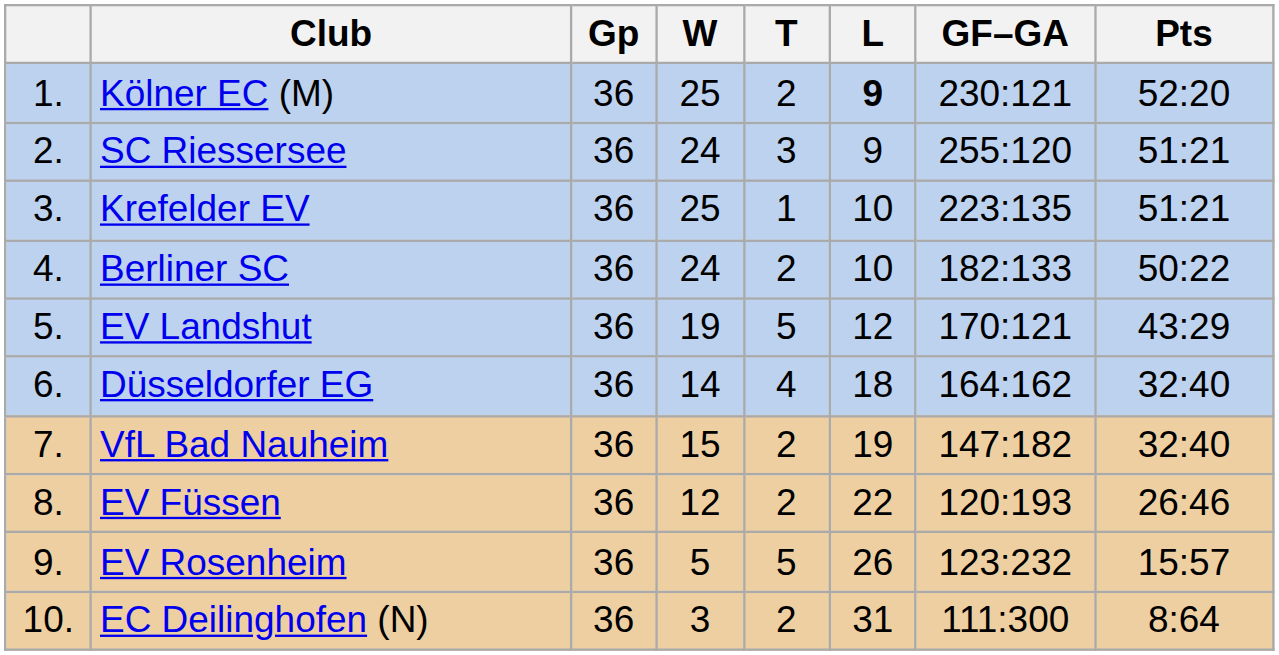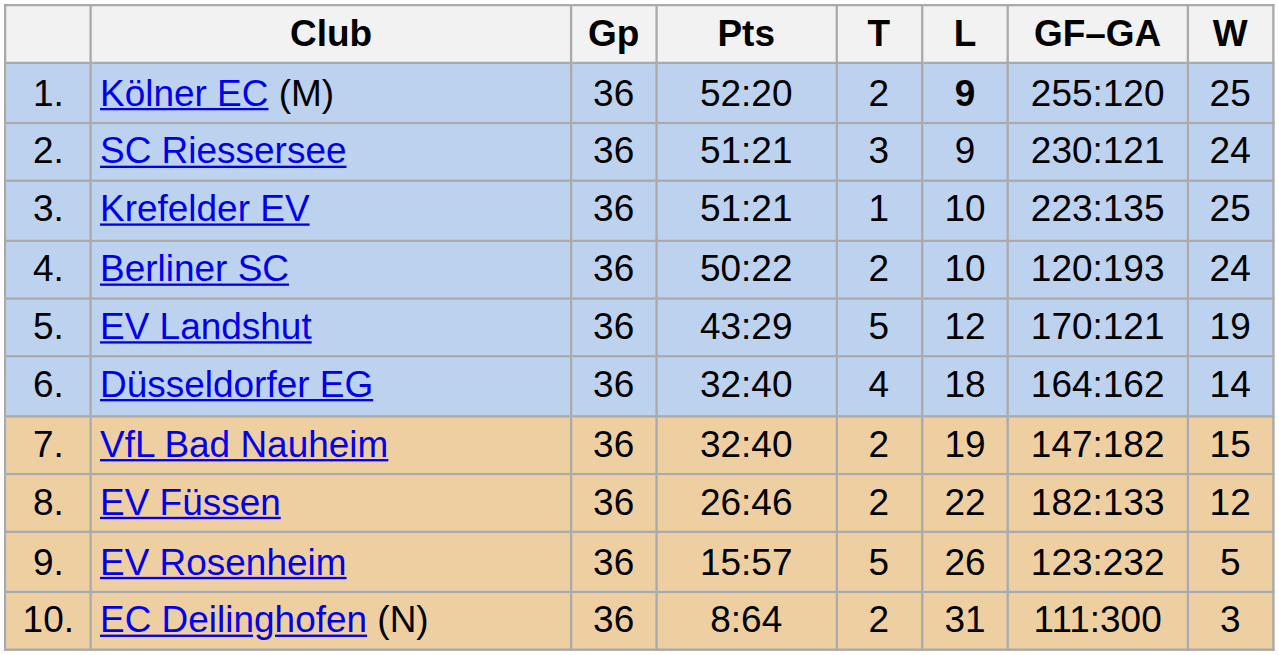columns swapped: (700, 33) <-> (1184, 33)
(1005, 92) 230:121 -> (1098, 92) 255:120
(1005, 151) 255:120 -> (1098, 151) 230:121
(1005, 268) 182:133 -> (1098, 268) 120:193
(1005, 502) 120:193 -> (1098, 502) 182:133
